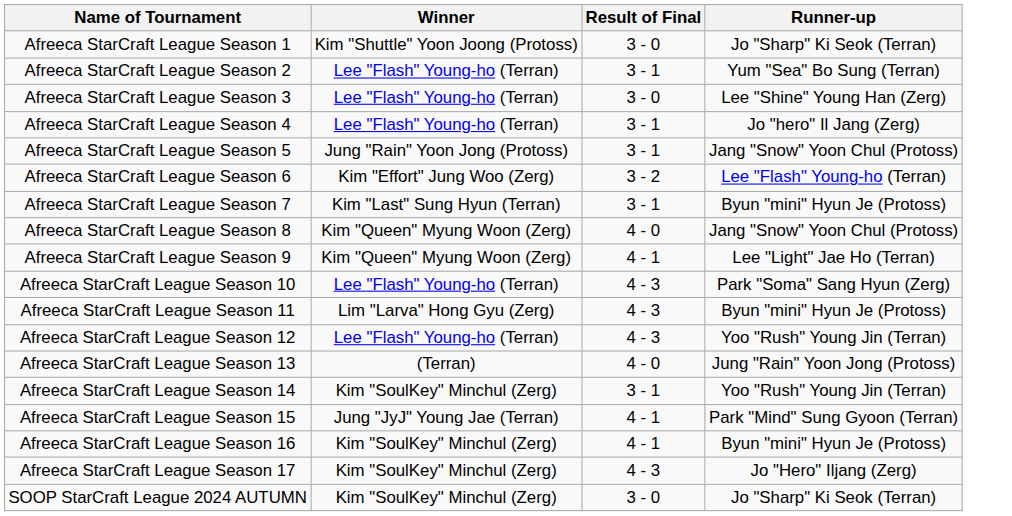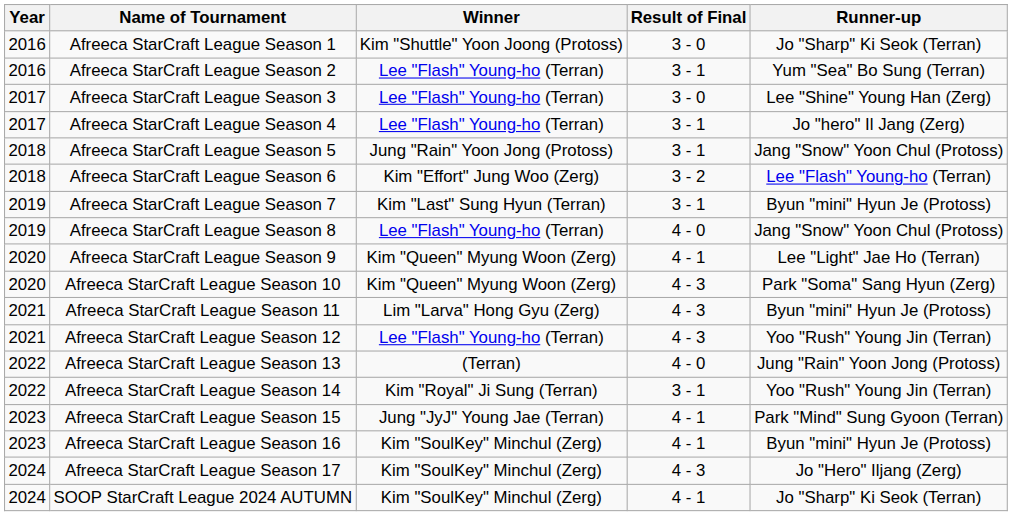+ column: (27, 17)
(446, 230) Kim "Queen" Myung Woon (Zerg) -> (491, 230) Lee "Flash" Young-ho (Terran)
(446, 284) Lee "Flash" Young-ho (Terran) -> (491, 284) Kim "Queen" Myung Woon (Zerg)
(446, 390) Kim "SoulKey" Minchul (Zerg) -> (491, 390) Kim "Royal" Ji Sung (Terran)
(643, 497) 3 - 0 -> (689, 497) 4 - 1
